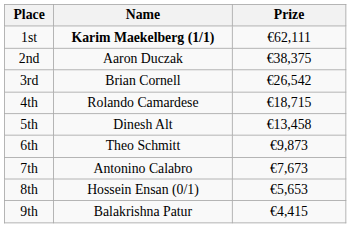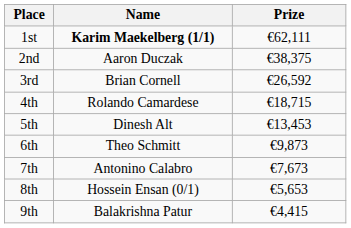(289, 80) €26,542 -> (289, 80) €26,592
(289, 124) €13,458 -> (289, 124) €13,453
